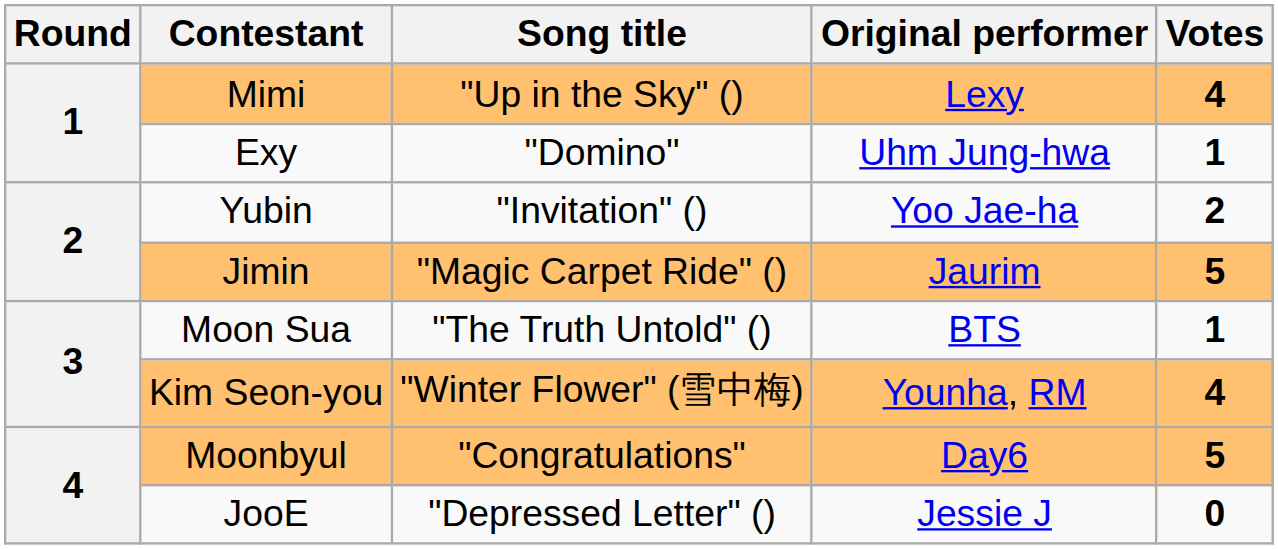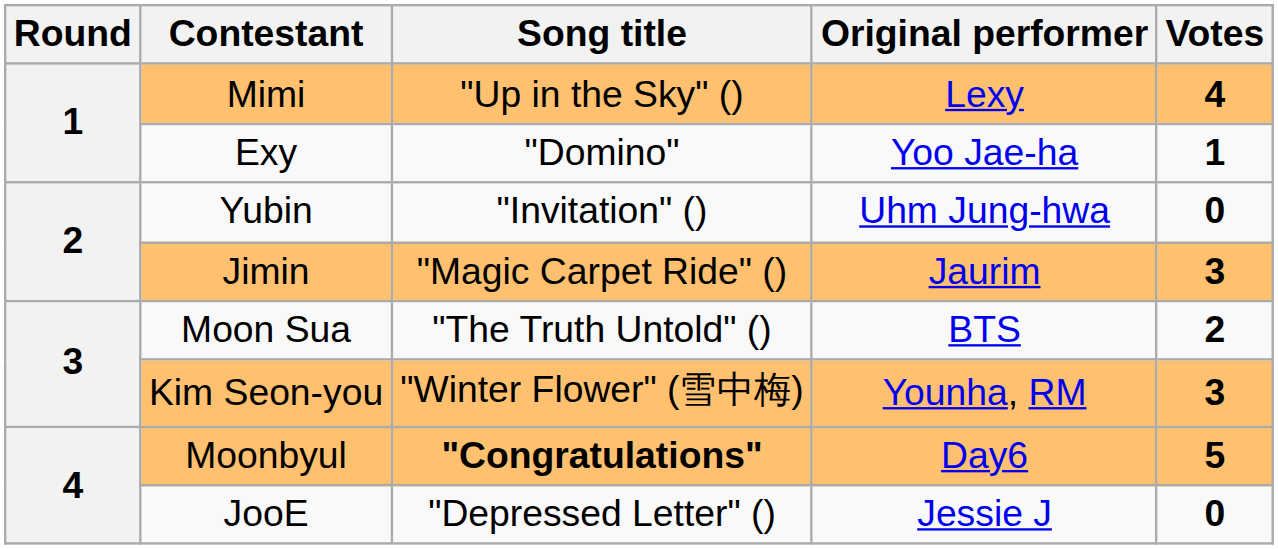(985, 152) Uhm Jung-hwa -> (985, 152) Yoo Jae-ha
(985, 211) Yoo Jae-ha -> (985, 211) Uhm Jung-hwa
(1215, 211) 2 -> (1215, 211) 0
(1215, 270) 5 -> (1215, 270) 3
(1215, 329) 1 -> (1215, 329) 2
(1215, 392) 4 -> (1215, 392) 3
(602, 454) normal -> (602, 454) bold
